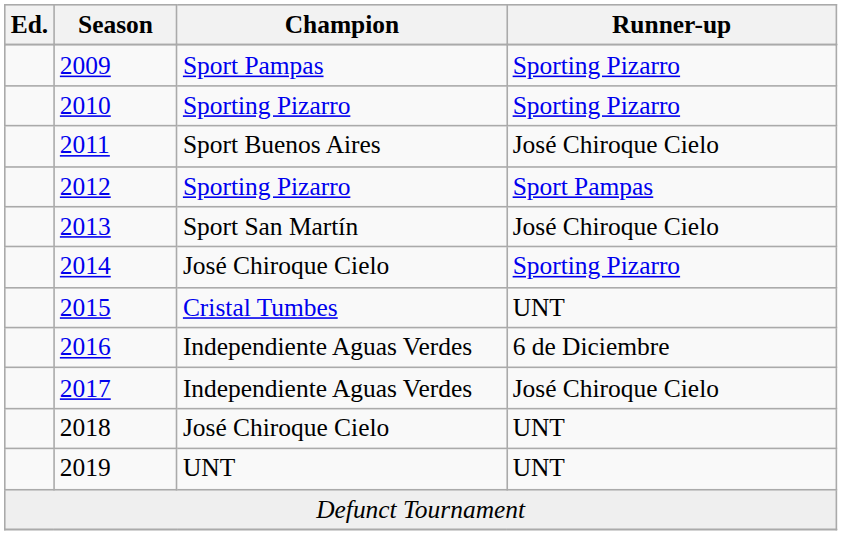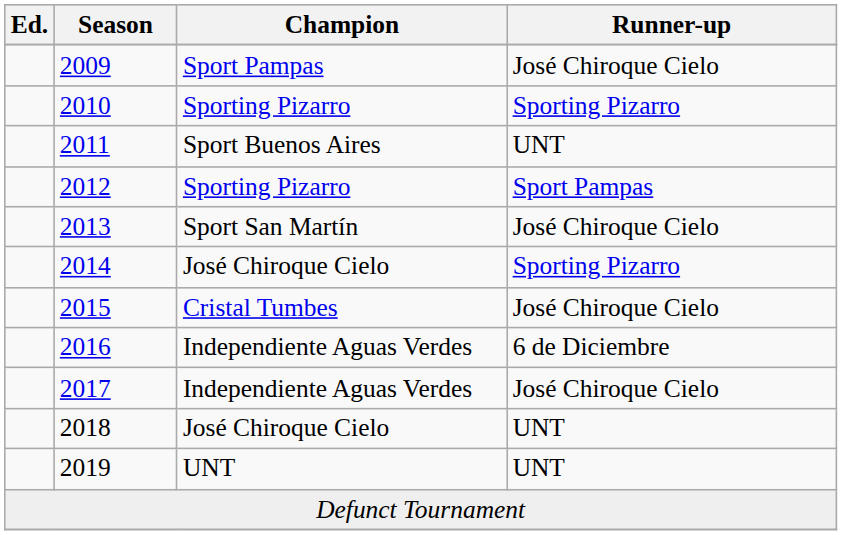(596, 65) Sporting Pizarro -> (616, 65) José Chiroque Cielo
(616, 145) José Chiroque Cielo -> (539, 145) UNT
(539, 307) UNT -> (616, 307) José Chiroque Cielo
